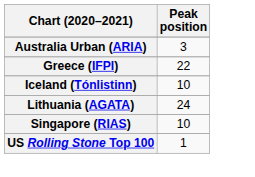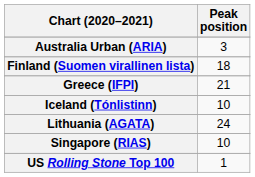+ row: (101, 66)
(183, 66) 22 -> (224, 85) 21
